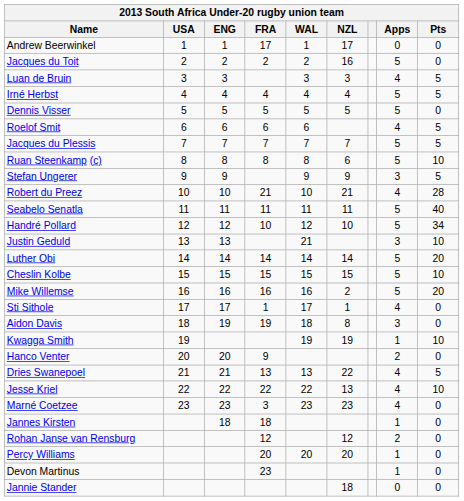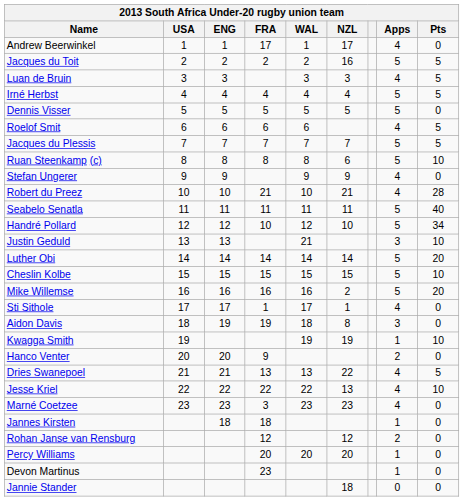(397, 46) 0 -> (397, 46) 4
(438, 62) 0 -> (438, 62) 5
(397, 177) 3 -> (397, 177) 4
(438, 177) 5 -> (438, 177) 0
